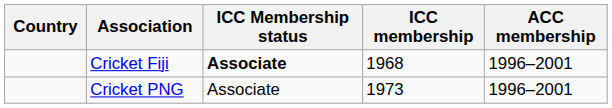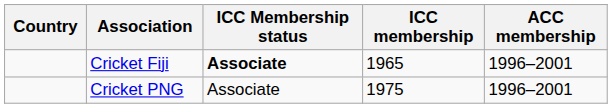(385, 63) 1968 -> (385, 63) 1965
(385, 90) 1973 -> (385, 90) 1975
